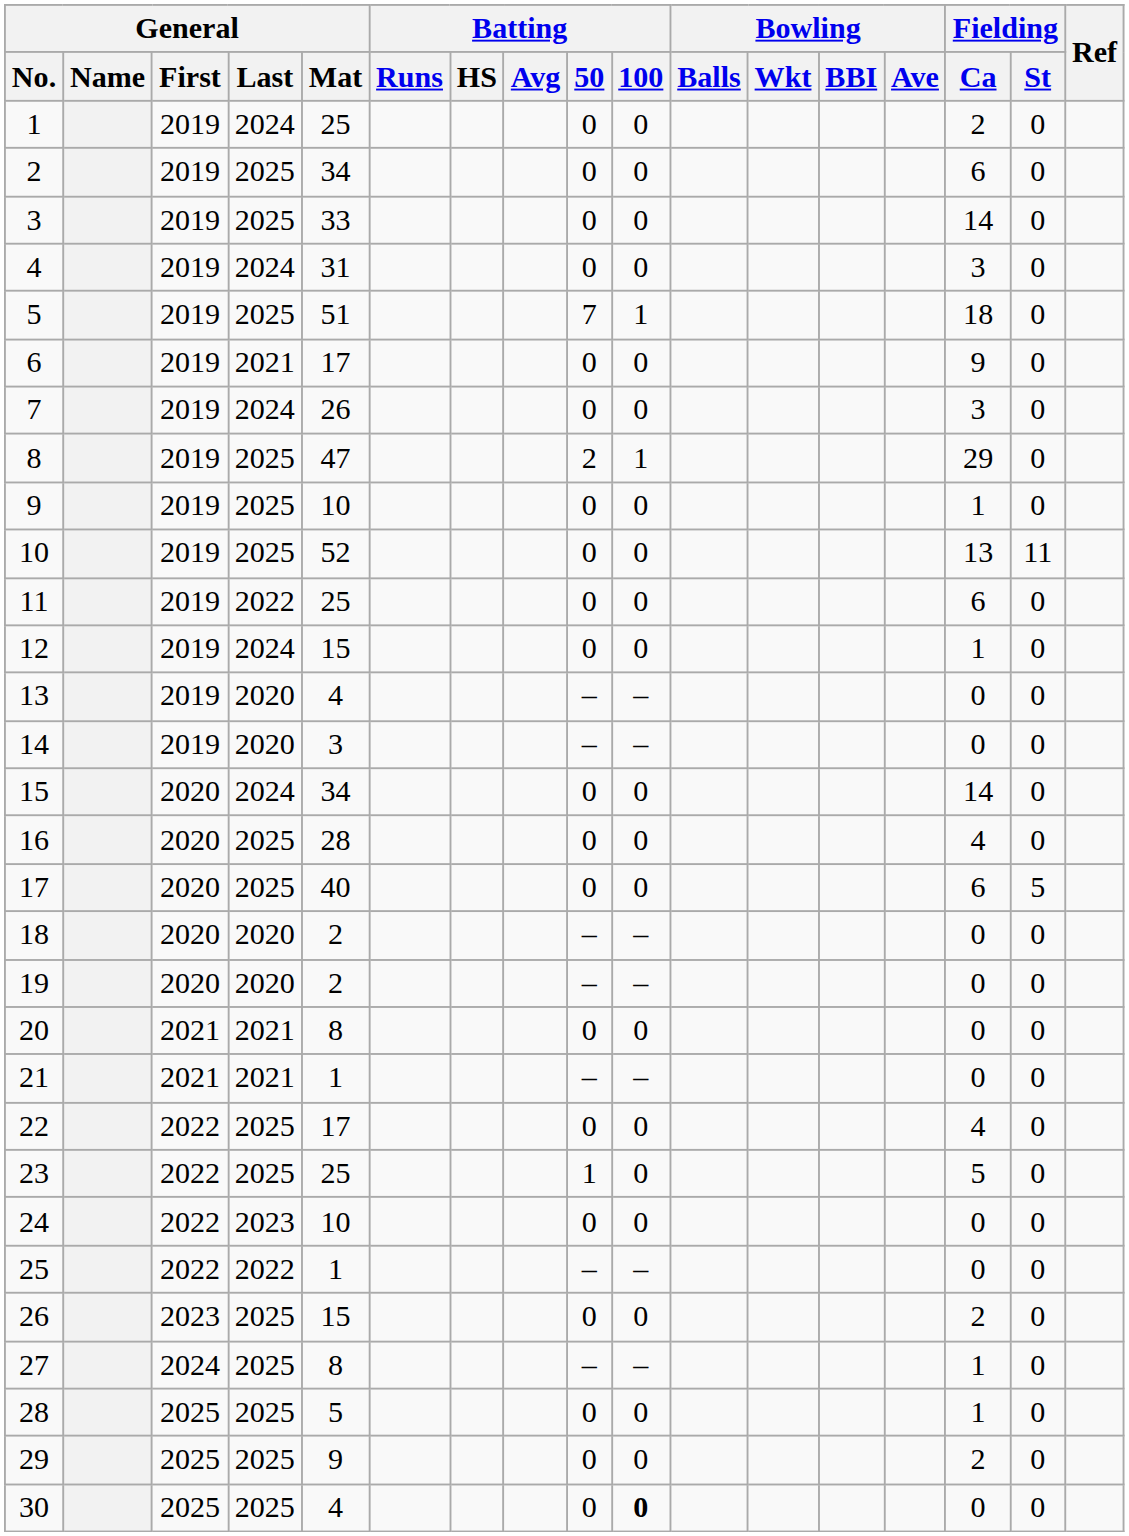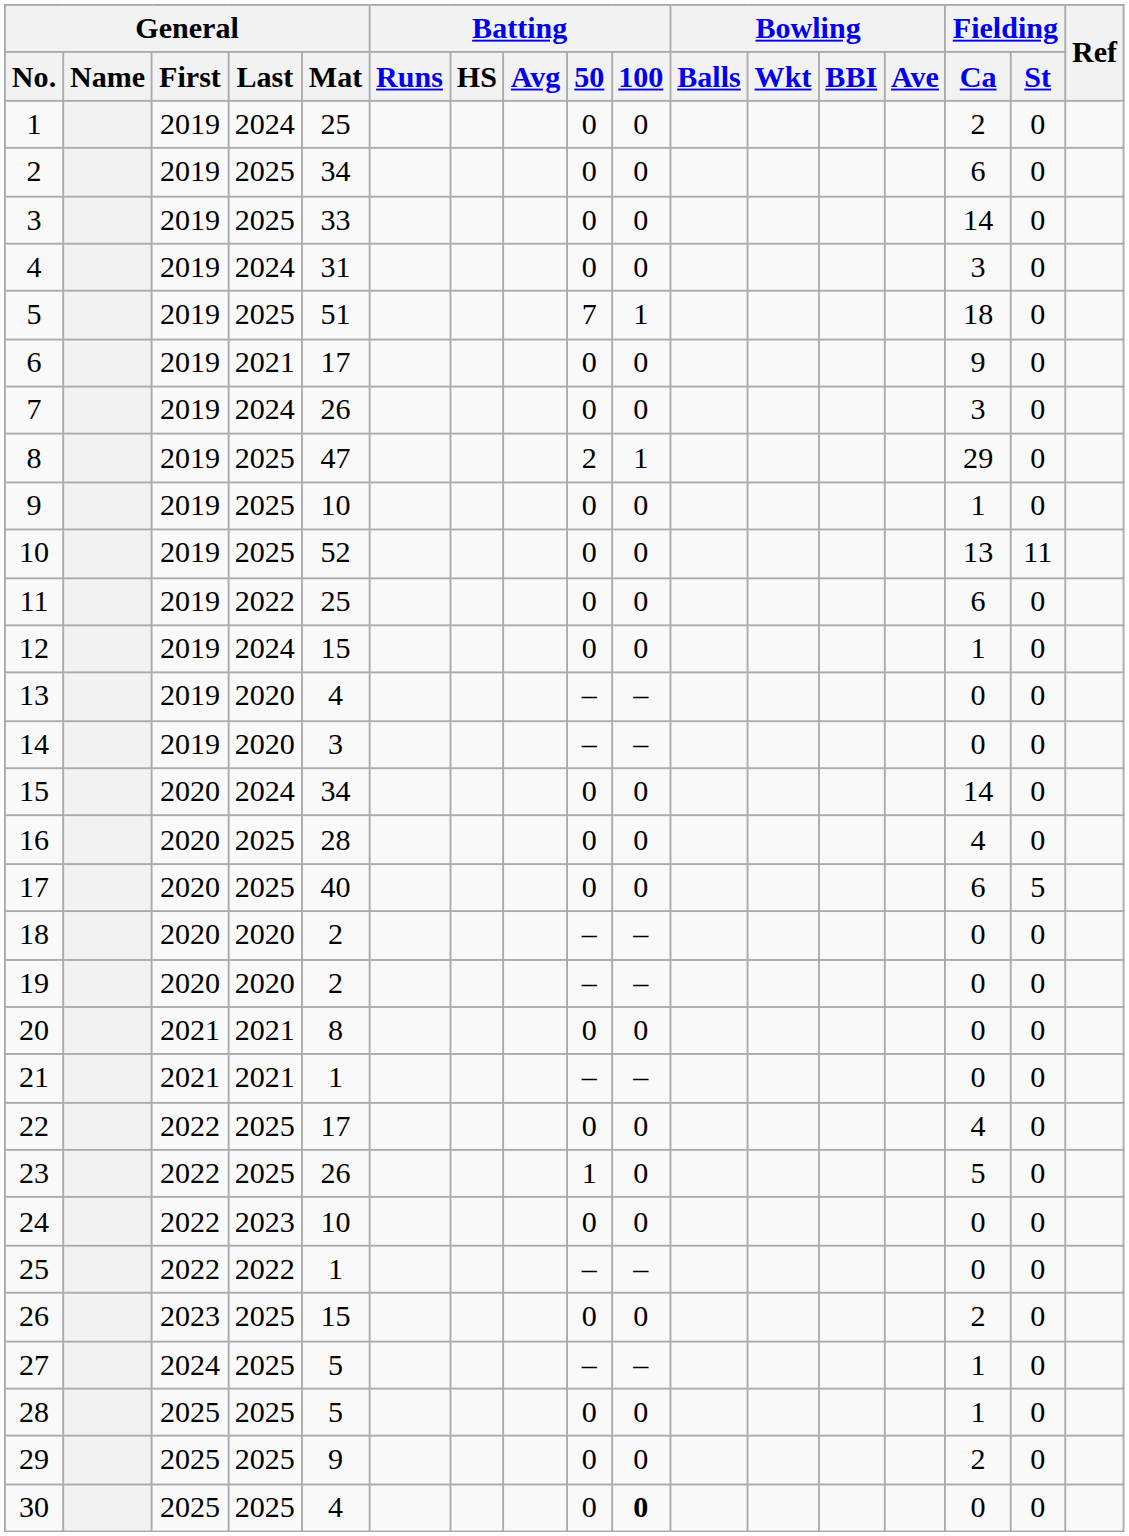(335, 1173) 25 -> (335, 1173) 26
(335, 1364) 8 -> (335, 1364) 5
